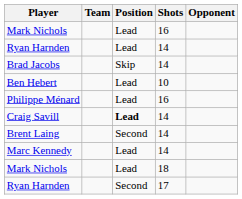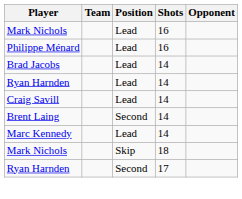rows swapped: (38, 47) <-> (43, 99)
(125, 64) Skip -> (126, 64) Lead
- row: (32, 82)
(127, 116) bold -> (126, 99) normal
(126, 168) Lead -> (125, 151) Skip
